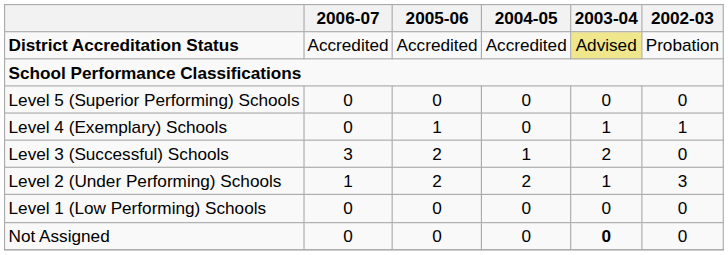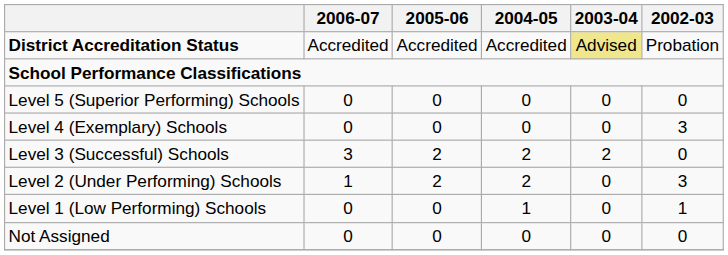(437, 127) 1 -> (437, 127) 0
(606, 127) 1 -> (606, 127) 0
(682, 127) 1 -> (682, 127) 3
(526, 154) 1 -> (526, 154) 2
(606, 181) 1 -> (606, 181) 0
(526, 209) 0 -> (526, 209) 1
(682, 209) 0 -> (682, 209) 1
(606, 236) bold -> (606, 236) normal
